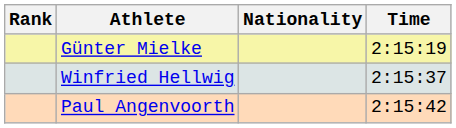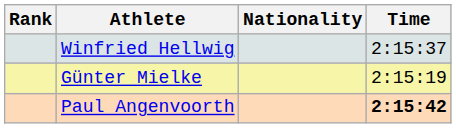rows swapped: (131, 49) <-> (148, 78)
(409, 108) normal -> (409, 108) bold
